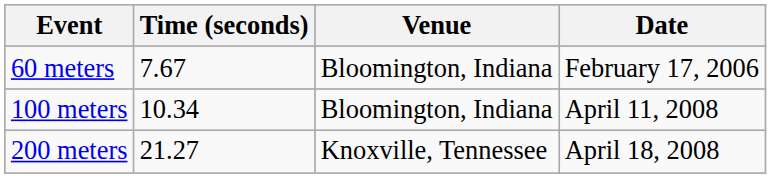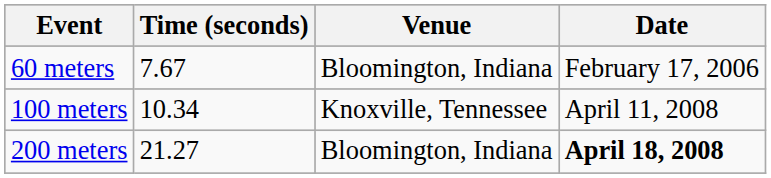(437, 109) Bloomington, Indiana -> (434, 109) Knoxville, Tennessee
(434, 151) Knoxville, Tennessee -> (437, 151) Bloomington, Indiana
(642, 151) normal -> (644, 151) bold
